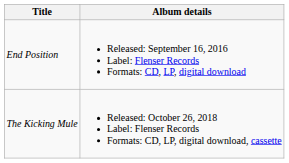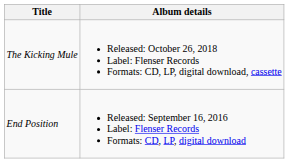rows swapped: (32, 54) <-> (42, 123)
